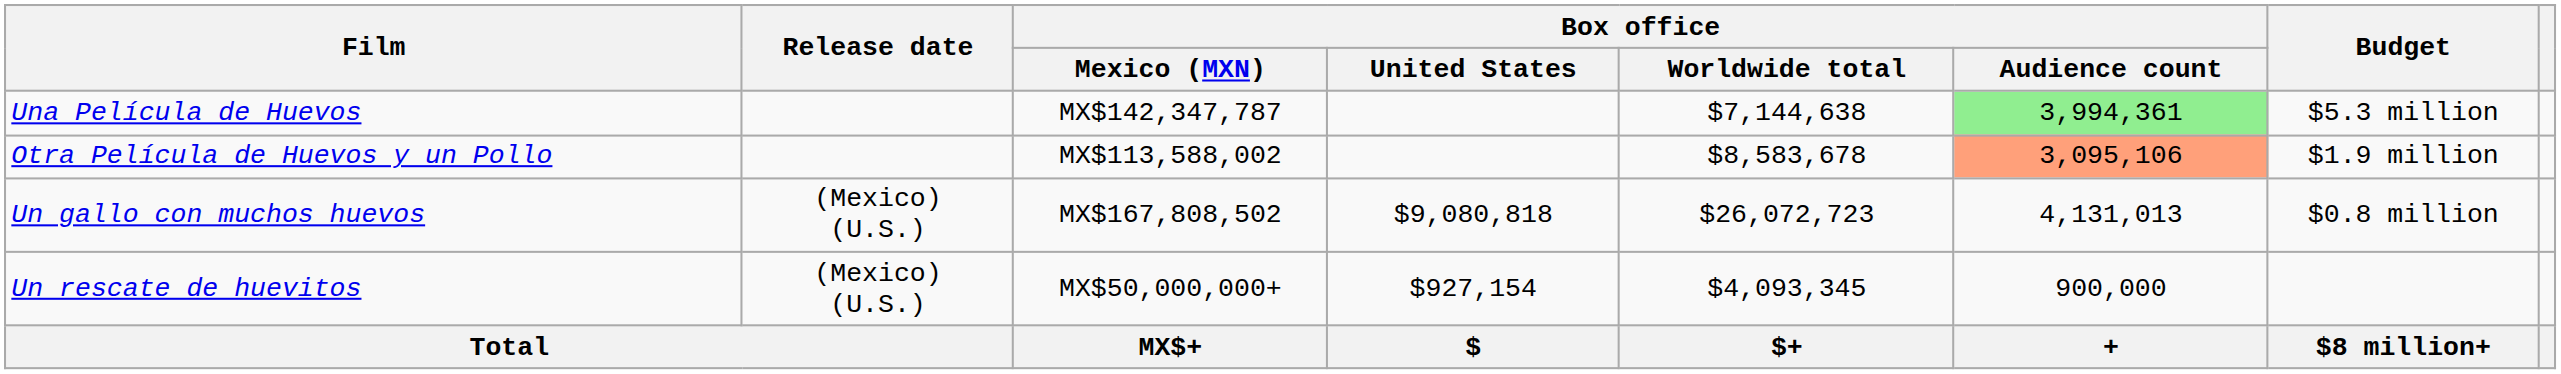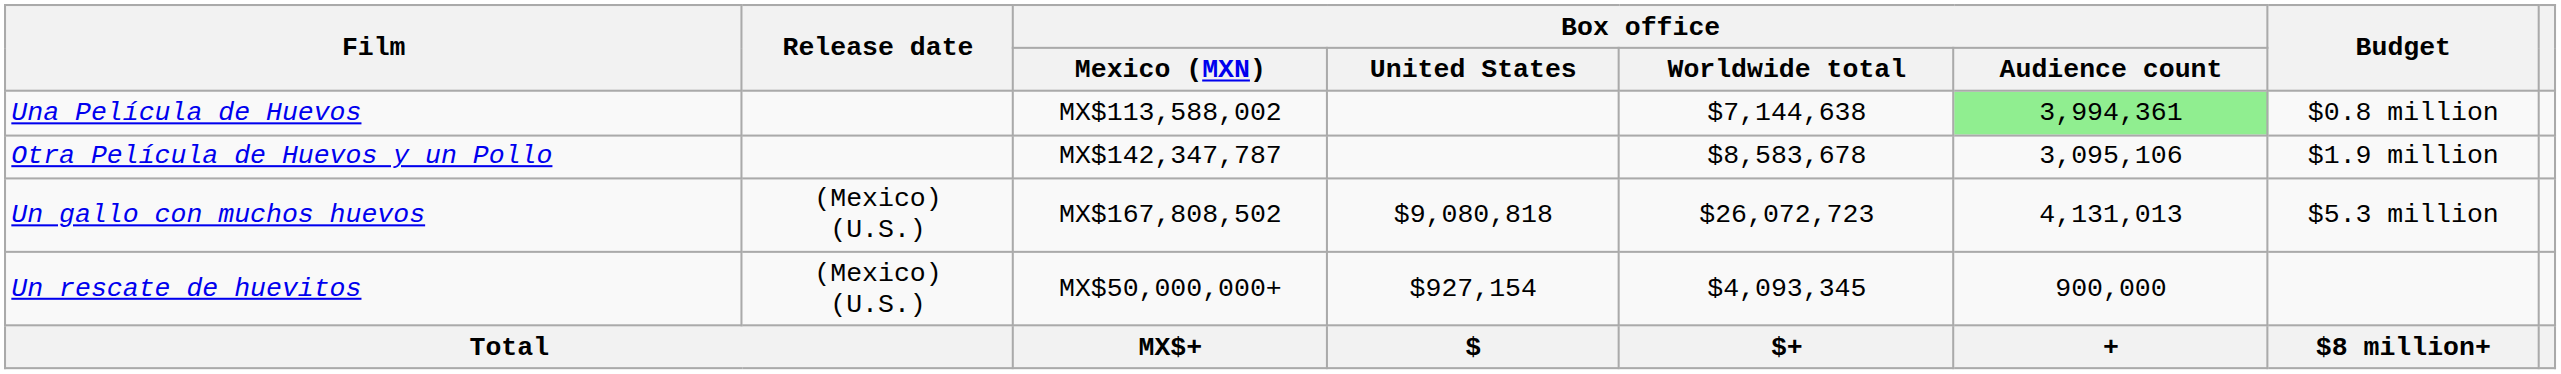(1170, 113) MX$142,347,787 -> (1170, 113) MX$113,588,002
(2403, 113) $5.3 million -> (2403, 113) $0.8 million
(1170, 156) MX$113,588,002 -> (1170, 156) MX$142,347,787
(2111, 156) lightsalmon background -> (2111, 156) no background
(2403, 215) $0.8 million -> (2403, 215) $5.3 million
